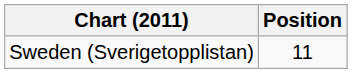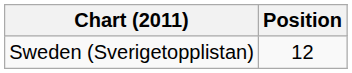(302, 52) 11 -> (302, 52) 12
